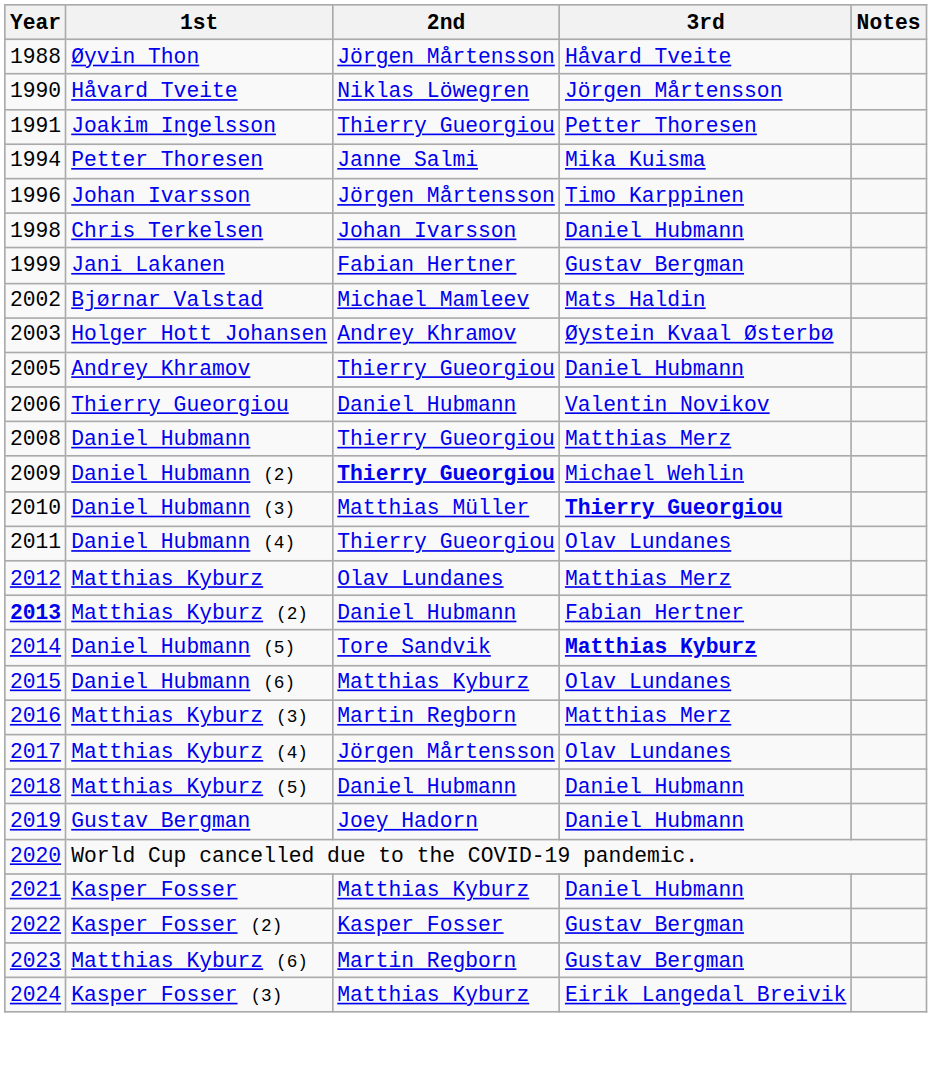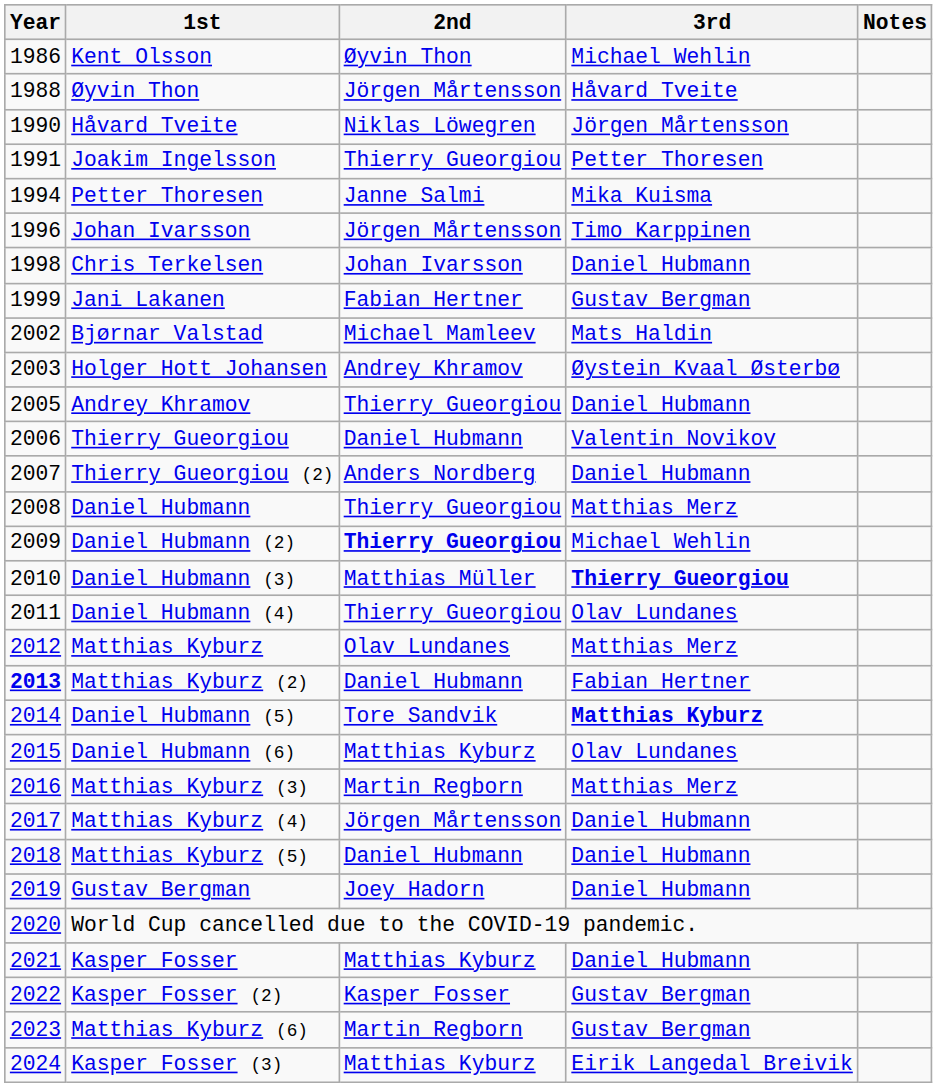+ row: (142, 57)
+ row: (202, 474)
(648, 752) Olav Lundanes -> (661, 821) Daniel Hubmann
